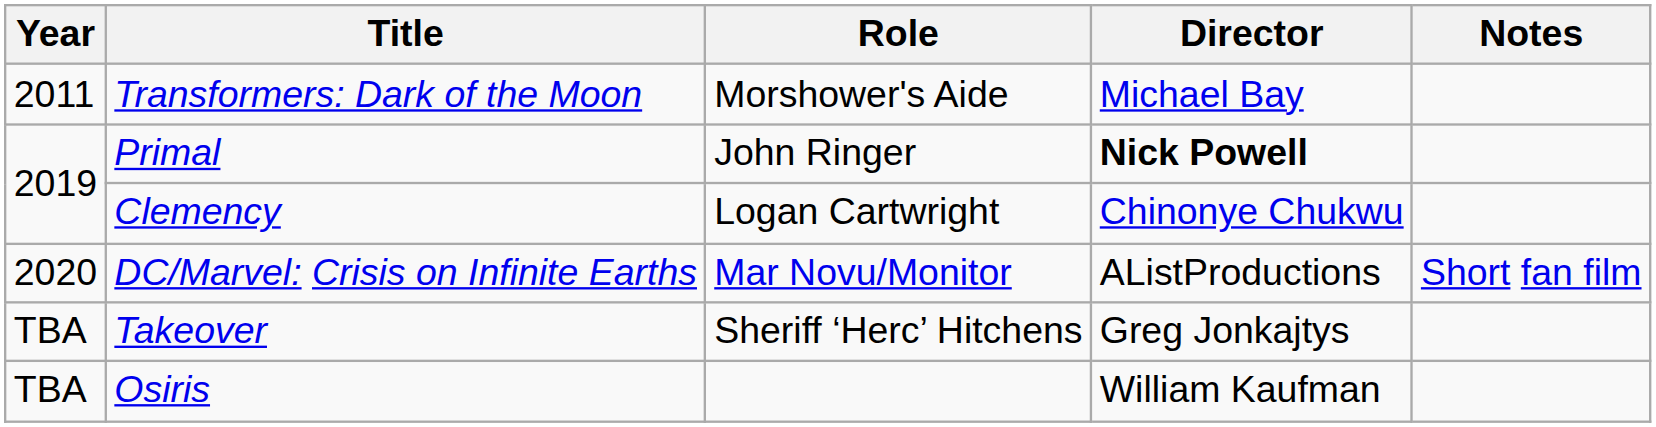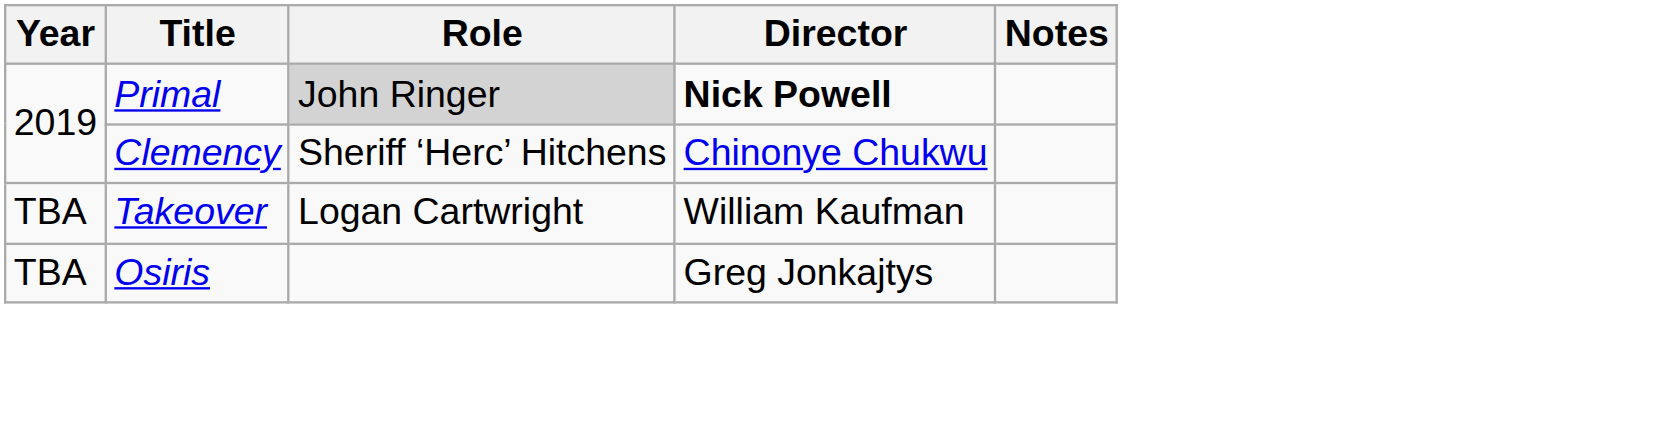- row: (378, 93)
(815, 152) no background -> (399, 93) lightgrey background
(857, 212) Logan Cartwright -> (482, 152) Sheriff ‘Herc’ Hitchens
- row: (406, 271)
(898, 331) Sheriff ‘Herc’ Hitchens -> (441, 212) Logan Cartwright
(1225, 331) Greg Jonkajtys -> (824, 212) William Kaufman
(1240, 390) William Kaufman -> (808, 271) Greg Jonkajtys
